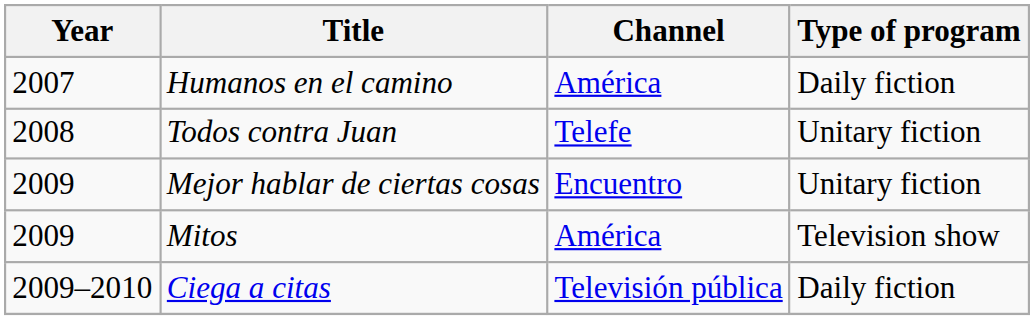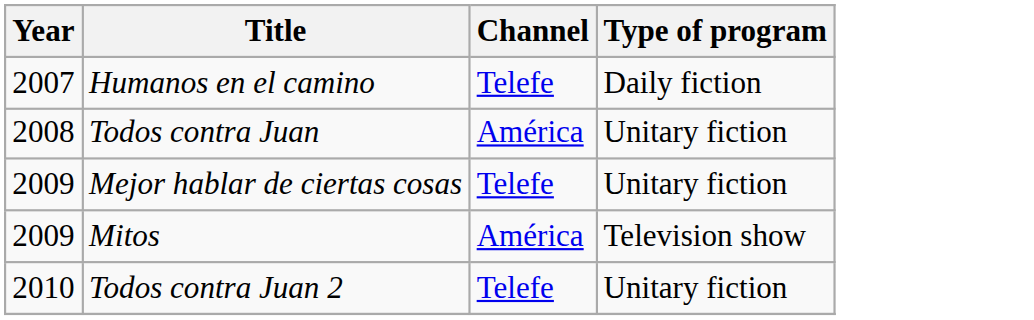(608, 81) América -> (515, 81) Telefe
(593, 133) Telefe -> (530, 133) América
(618, 184) Encuentro -> (515, 184) Telefe
- row: (249, 287)
+ row: (216, 287)
